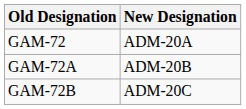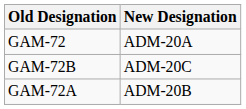rows swapped: (43, 66) <-> (42, 91)
